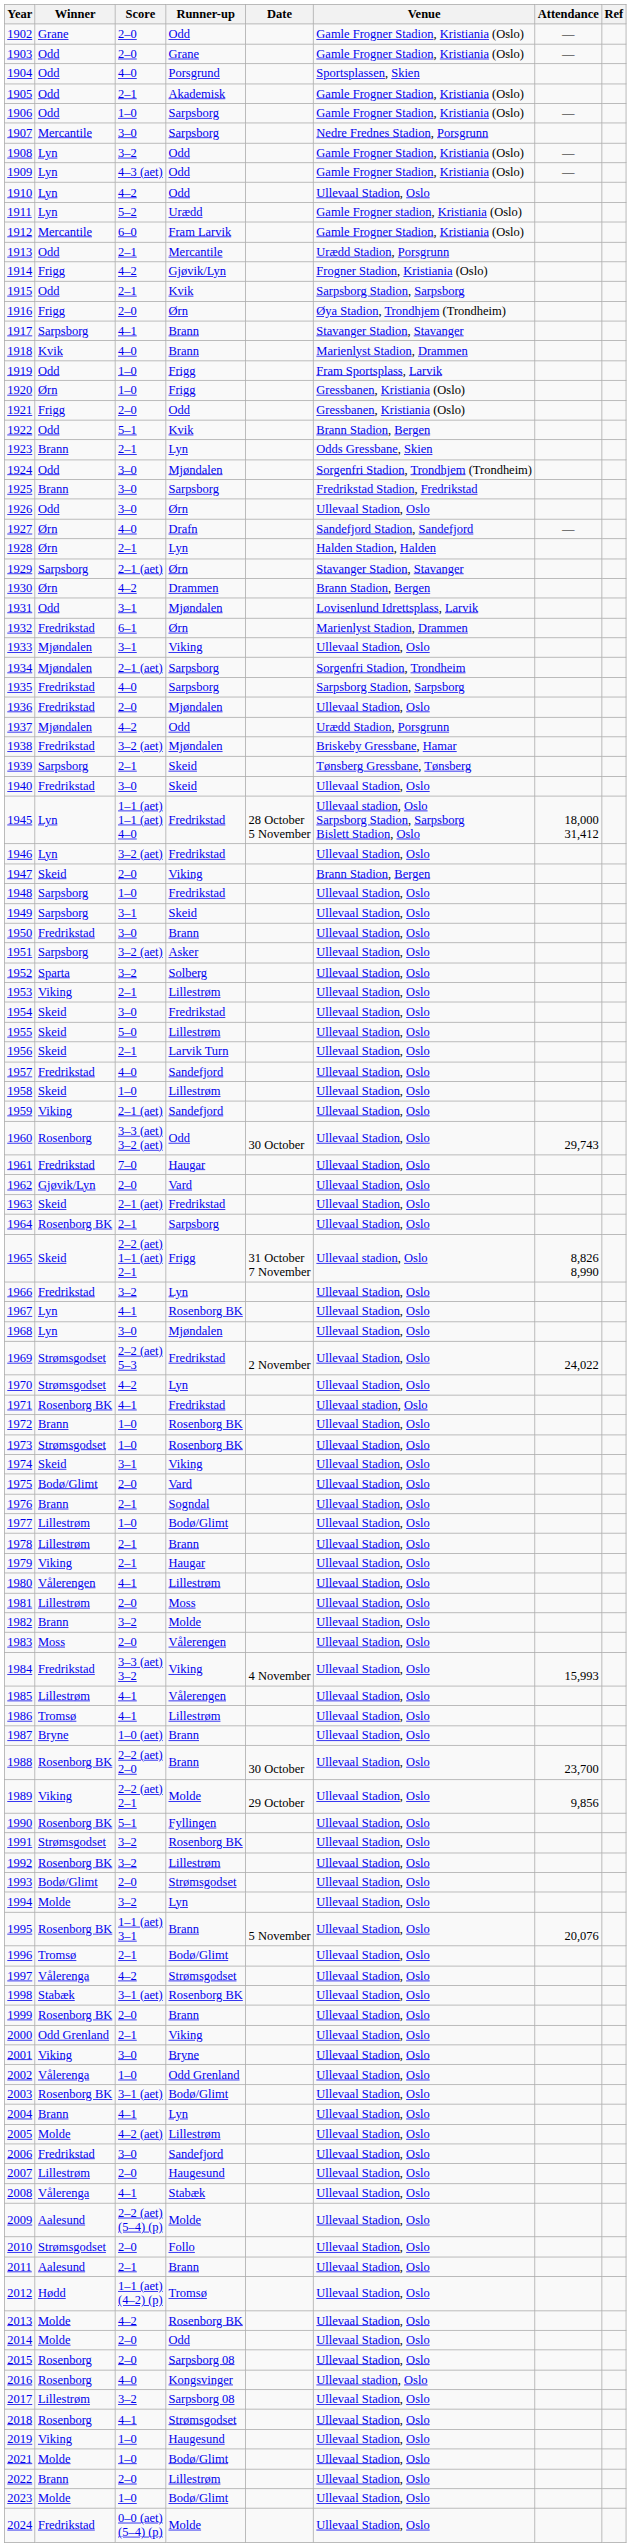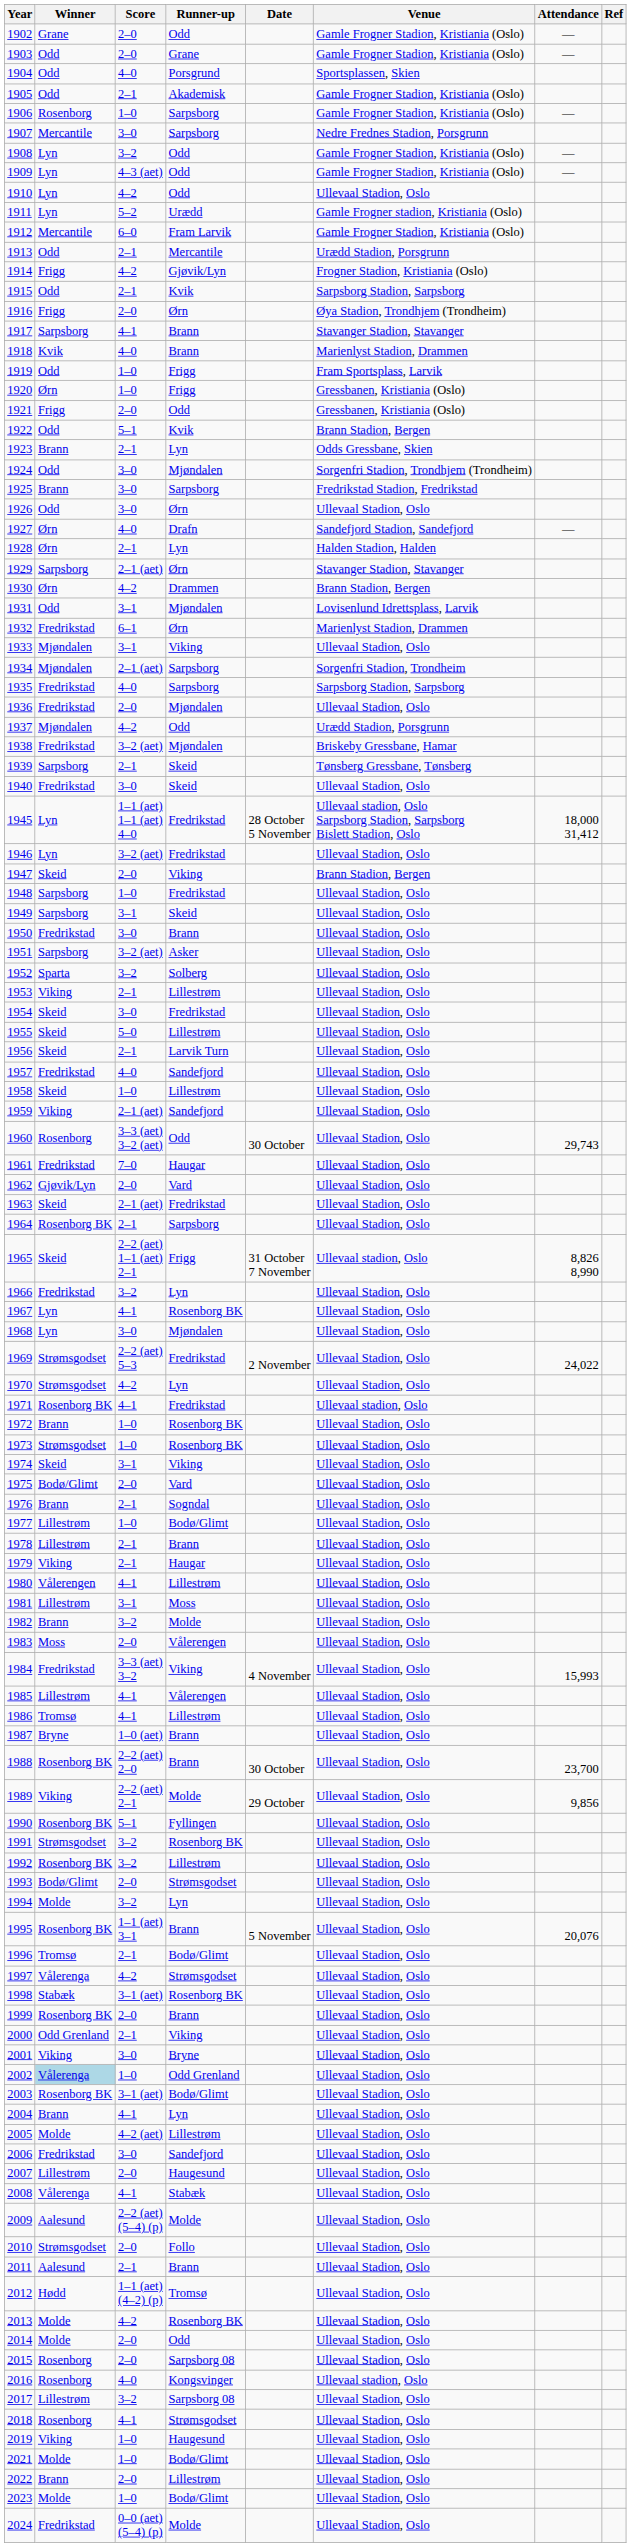(49, 113) Odd -> (65, 113) Rosenborg
(127, 1602) 2–0 -> (127, 1602) 3–1
(64, 2074) no background -> (64, 2074) lightblue background
